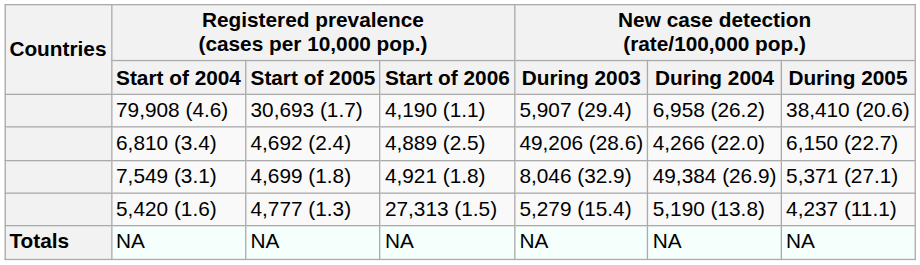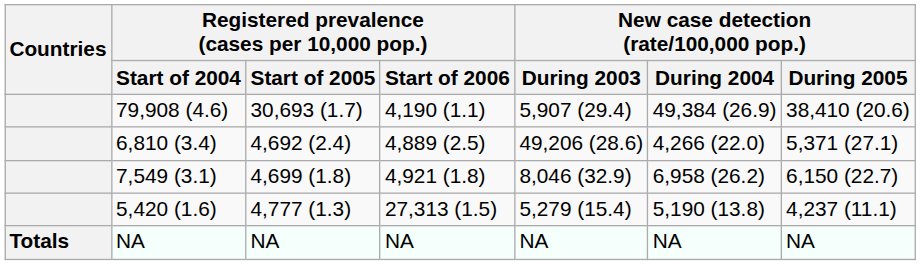(709, 110) 6,958 (26.2) -> (715, 110) 49,384 (26.9)
(842, 143) 6,150 (22.7) -> (842, 143) 5,371 (27.1)
(715, 176) 49,384 (26.9) -> (709, 176) 6,958 (26.2)
(842, 176) 5,371 (27.1) -> (842, 176) 6,150 (22.7)
